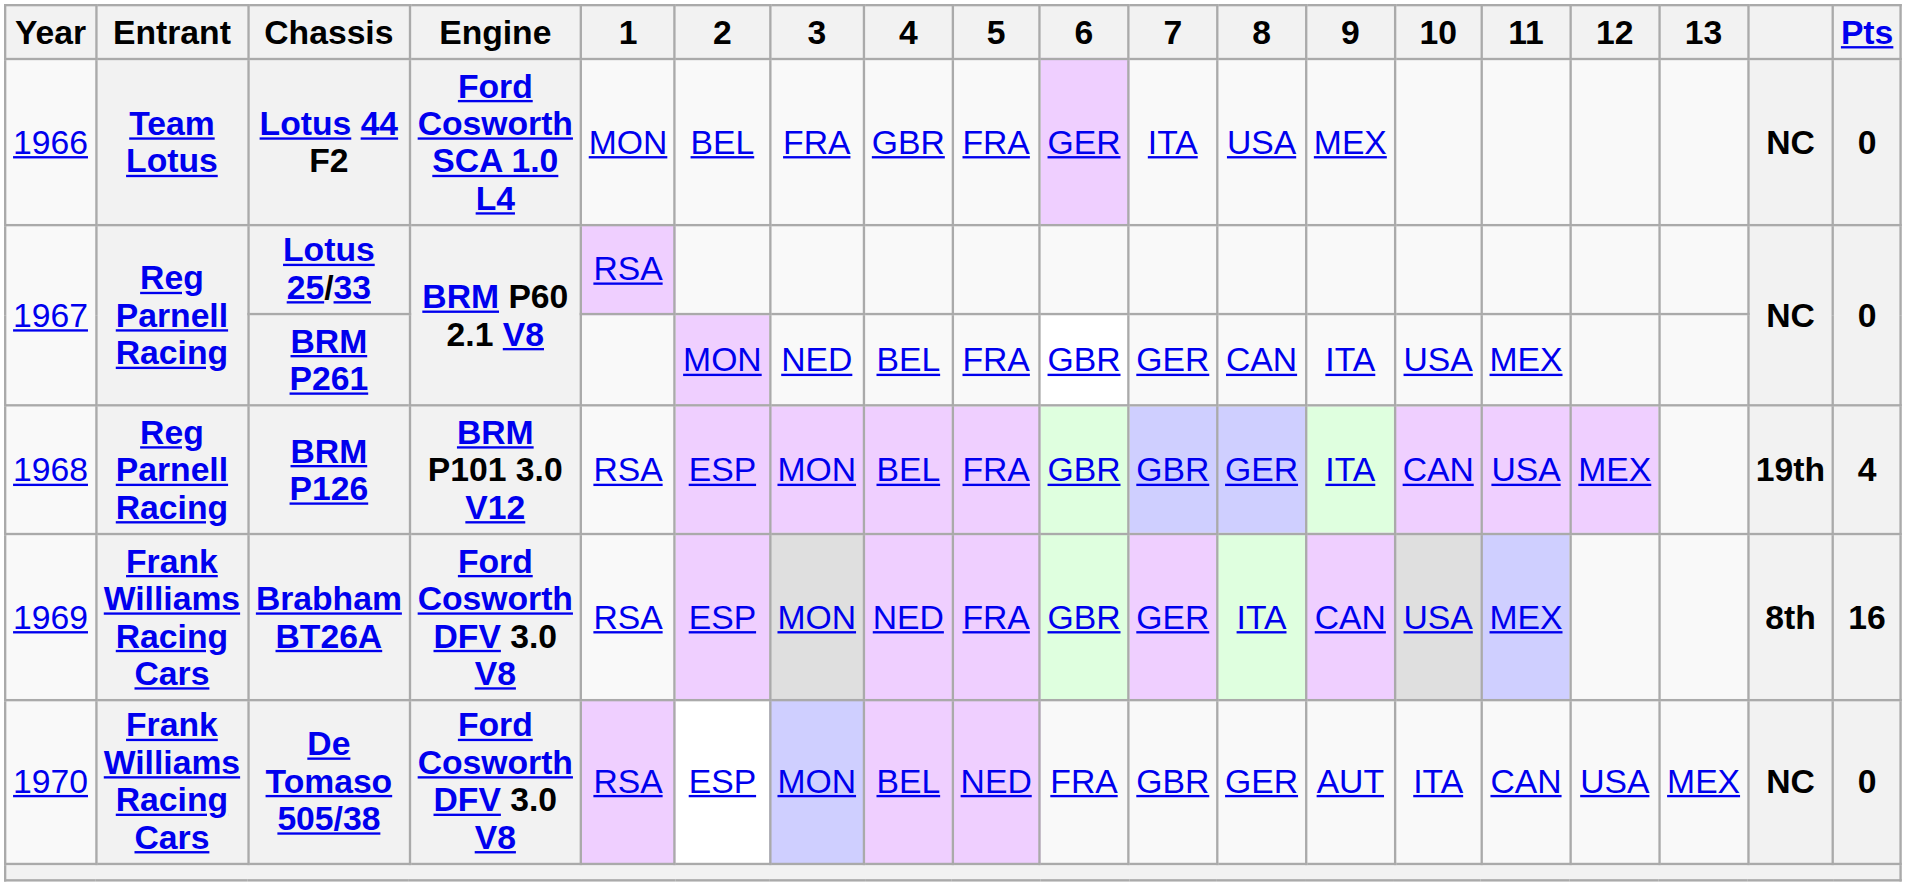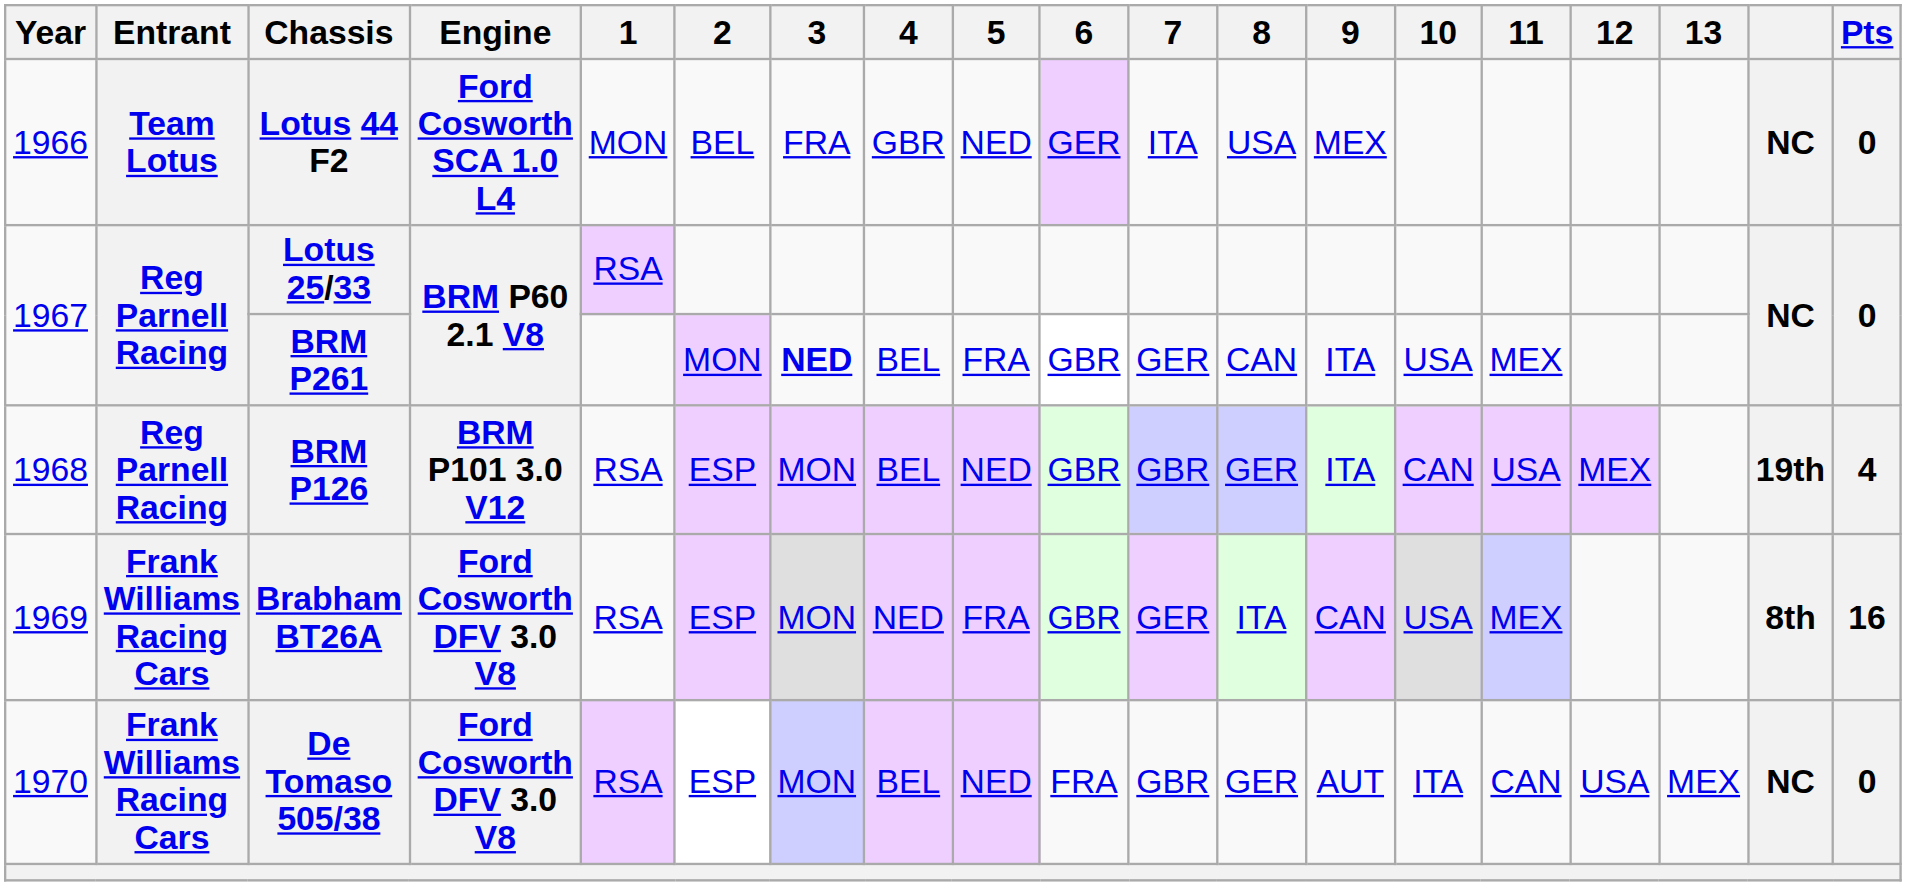(996, 142) FRA -> (996, 142) NED
(817, 360) normal -> (817, 360) bold
(996, 470) FRA -> (996, 470) NED
